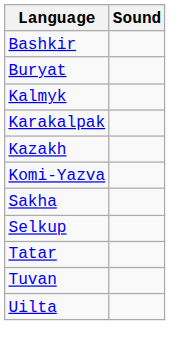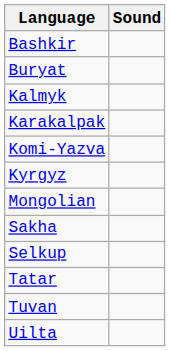- row: (37, 149)
+ row: (37, 175)
+ row: (52, 202)
